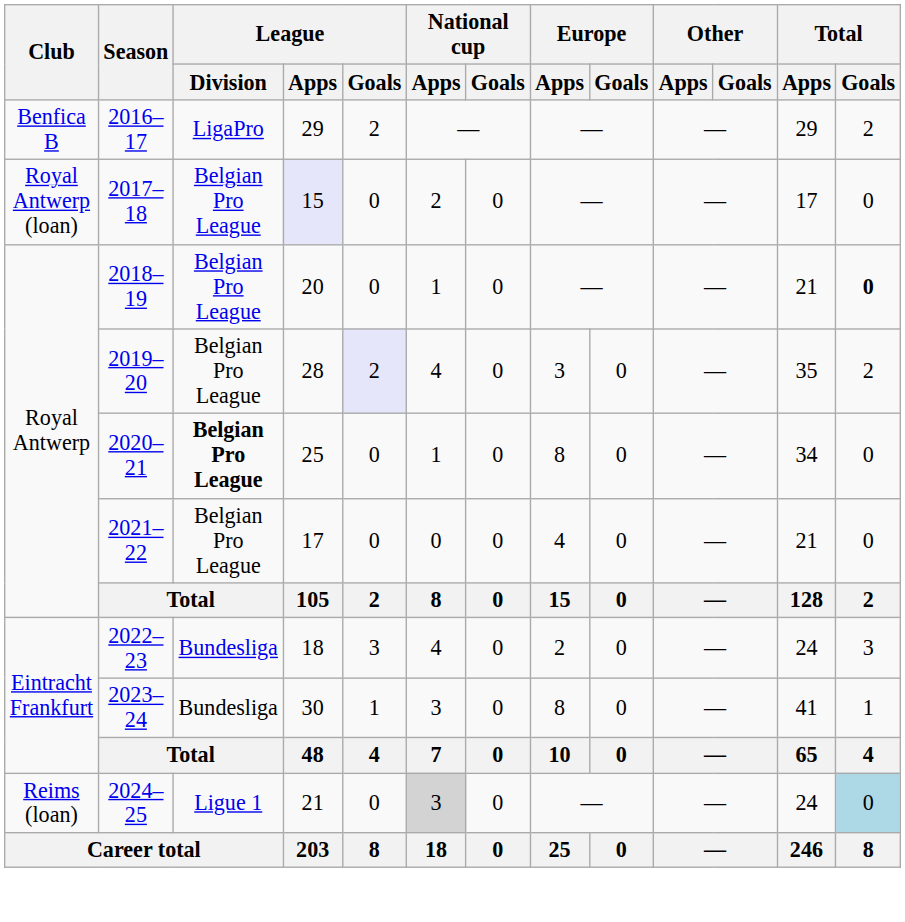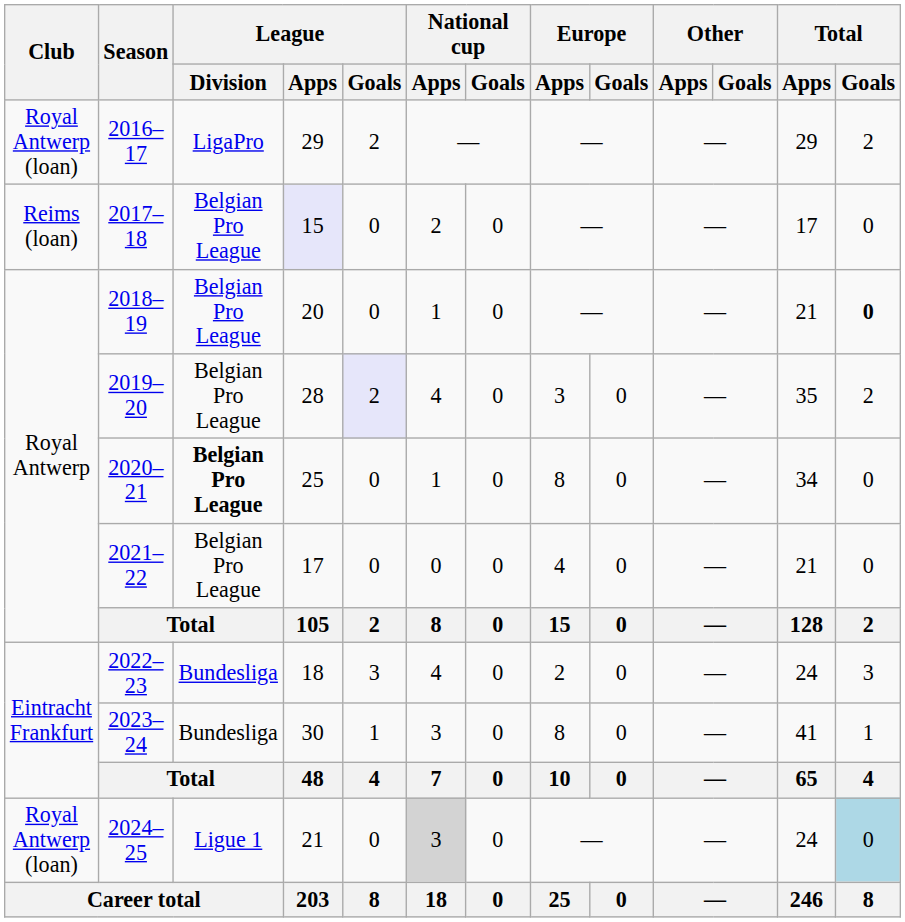(51, 129) Benfica B -> (51, 141) Royal Antwerp (loan)
(51, 201) Royal Antwerp (loan) -> (51, 226) Reims (loan)
(51, 802) Reims (loan) -> (51, 839) Royal Antwerp (loan)
